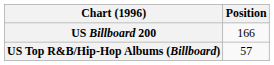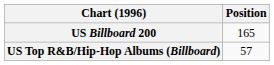(246, 32) 166 -> (246, 32) 165
